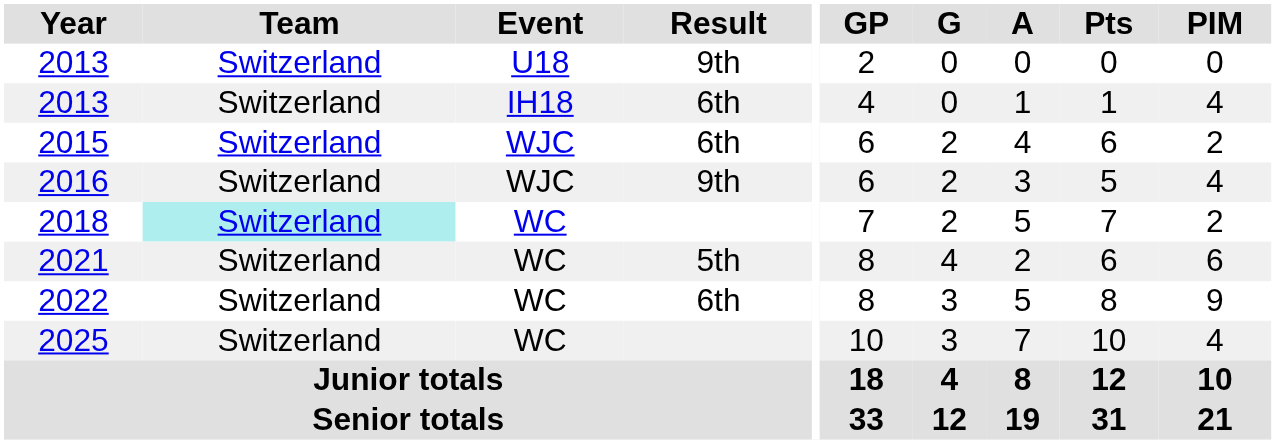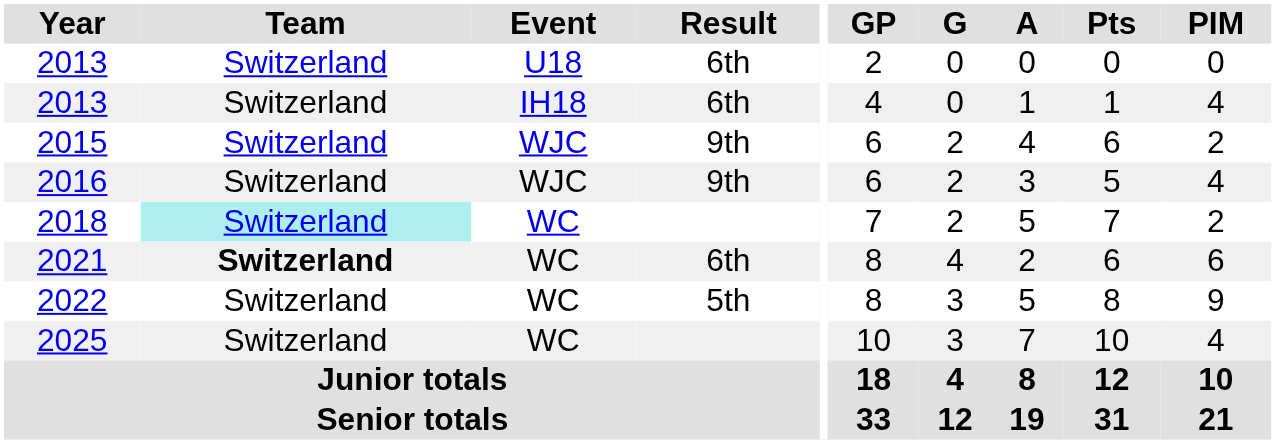(719, 62) 9th -> (728, 62) 6th
(719, 142) 6th -> (728, 142) 9th
(299, 260) normal -> (305, 260) bold
(719, 260) 5th -> (728, 260) 6th
(719, 300) 6th -> (728, 300) 5th
